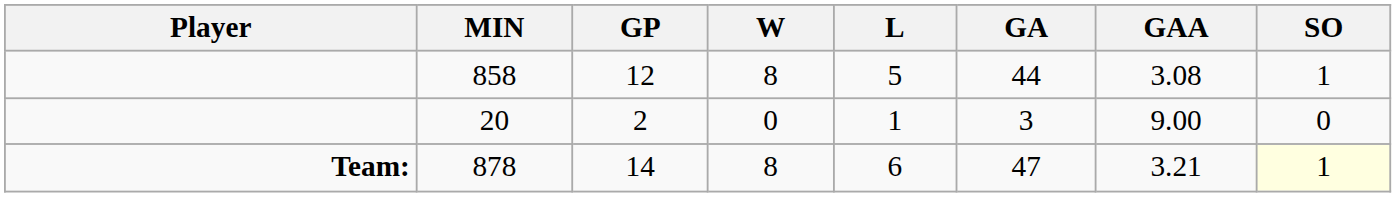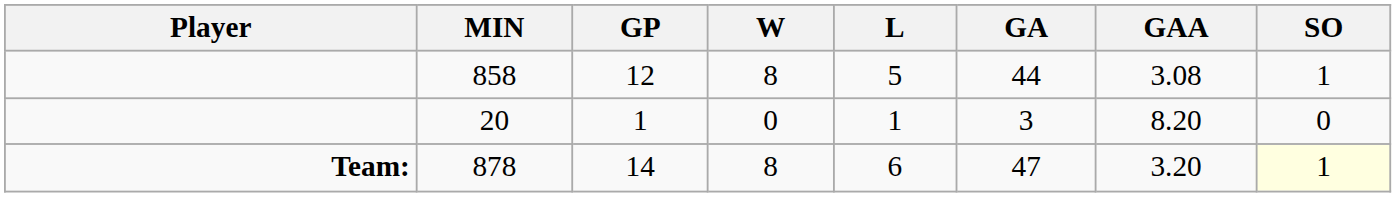(640, 120) 2 -> (640, 120) 1
(1176, 120) 9.00 -> (1176, 120) 8.20
(1176, 167) 3.21 -> (1176, 167) 3.20
